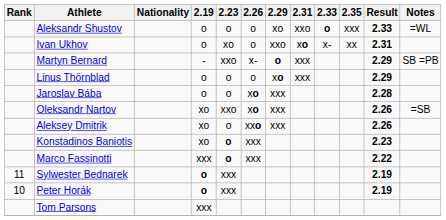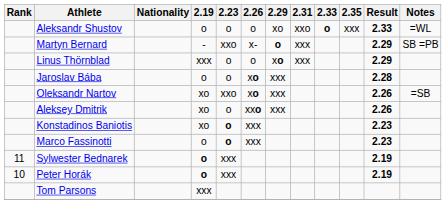- row: (62, 45)
(204, 77) o -> (204, 61) xxx
(204, 158) xxx -> (204, 142) o
(382, 158) 2.22 -> (382, 142) 2.23
